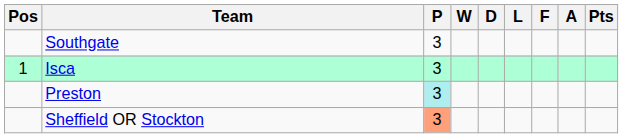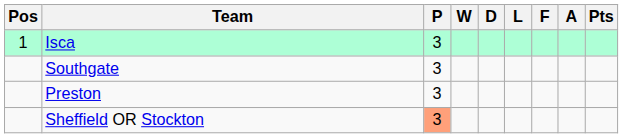rows swapped: (60, 68) <-> (82, 42)
(437, 94) paleturquoise background -> (437, 94) no background
